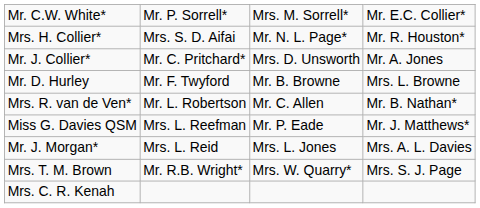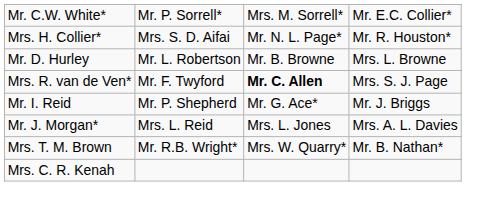- row: (49, 59)
(186, 81) Mr. F. Twyford -> (189, 59) Mr. L. Robertson
(195, 103) Mr. L. Robertson -> (181, 81) Mr. F. Twyford
(288, 103) normal -> (285, 81) bold
(412, 103) Mr. B. Nathan* -> (400, 81) Mrs. S. J. Page
+ row: (39, 103)
- row: (72, 125)
(414, 170) Mrs. S. J. Page -> (398, 147) Mr. B. Nathan*
